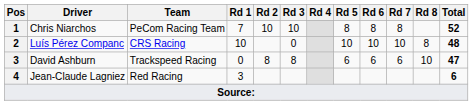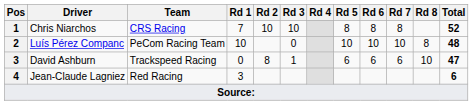(177, 29) PeCom Racing Team -> (158, 29) CRS Racing
(158, 45) CRS Racing -> (177, 45) PeCom Racing Team
(294, 60) 8 -> (294, 60) 1
